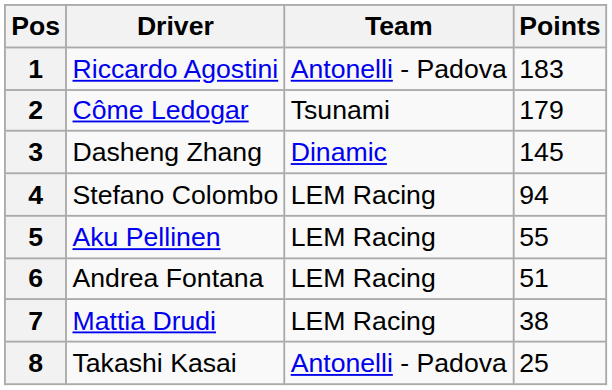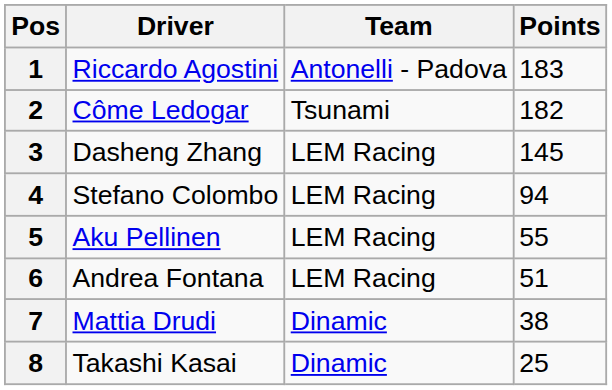(542, 111) 179 -> (542, 111) 182
(339, 153) Dinamic -> (363, 153) LEM Racing
(363, 321) LEM Racing -> (339, 321) Dinamic
(399, 363) Antonelli - Padova -> (339, 363) Dinamic
